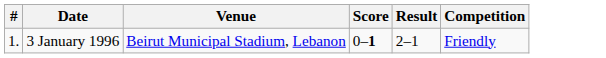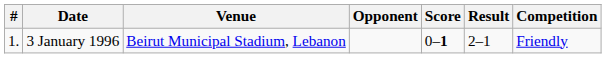+ column: (385, 16)
